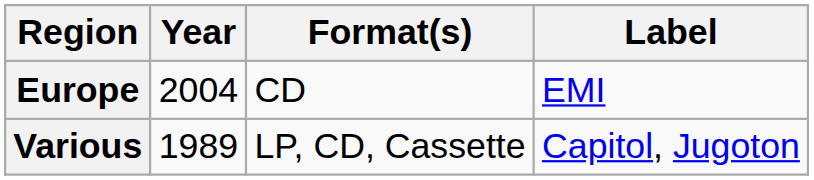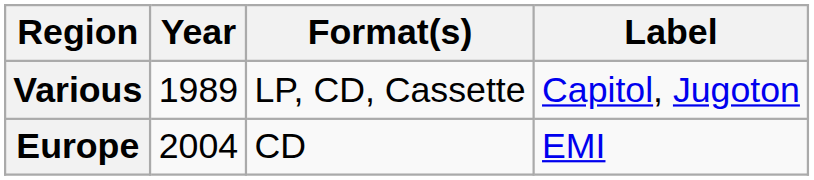rows swapped: (78, 145) <-> (78, 89)
